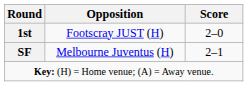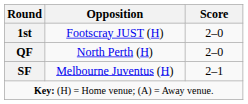+ row: (24, 52)
